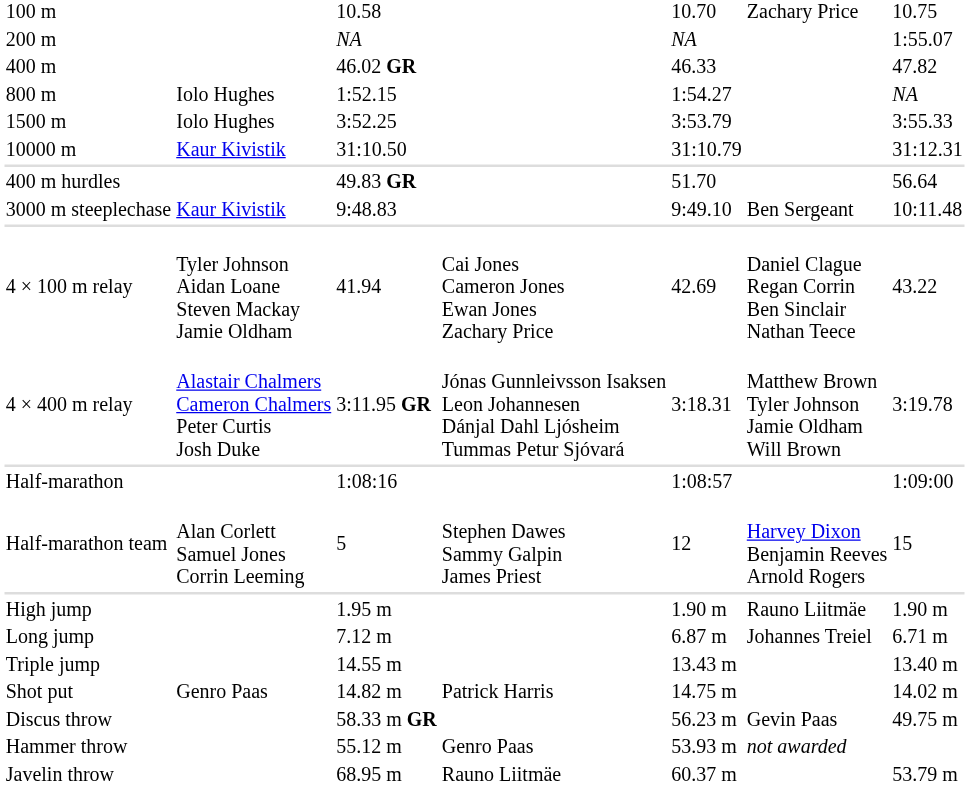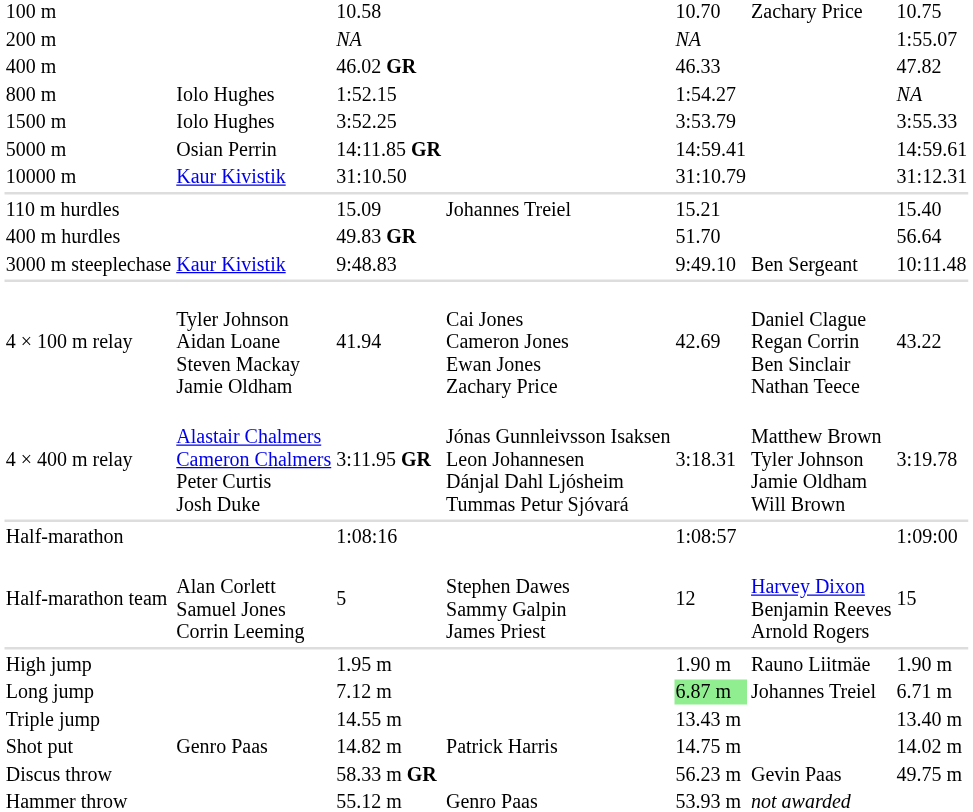+ row: (36, 149)
+ row: (63, 209)
(699, 636) no background -> (703, 691) lightgreen background
- row: (60, 774)
